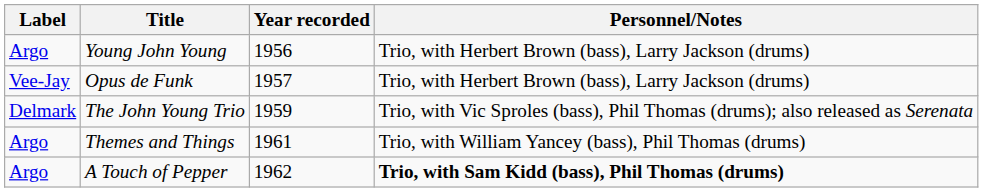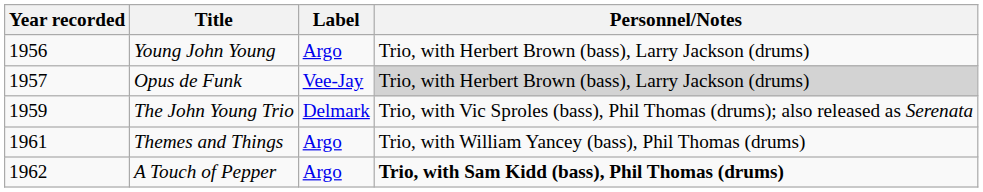columns swapped: (312, 19) <-> (43, 19)
(594, 80) no background -> (594, 80) lightgrey background
